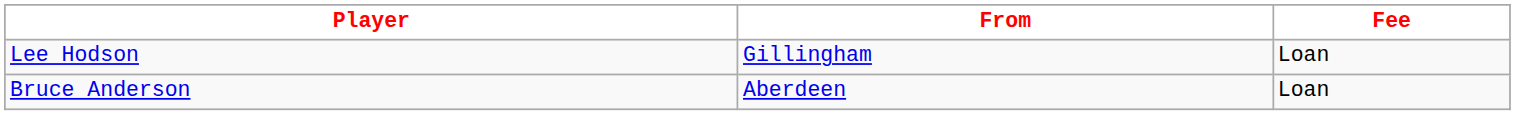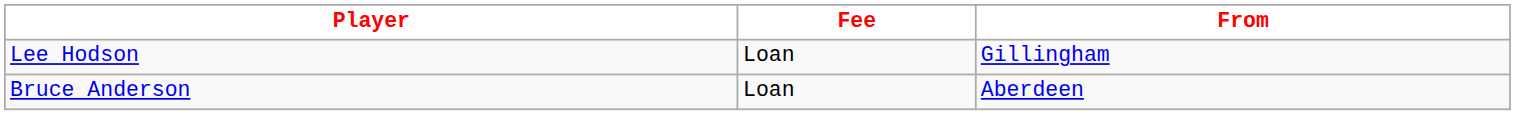columns swapped: (1005, 23) <-> (1392, 23)
